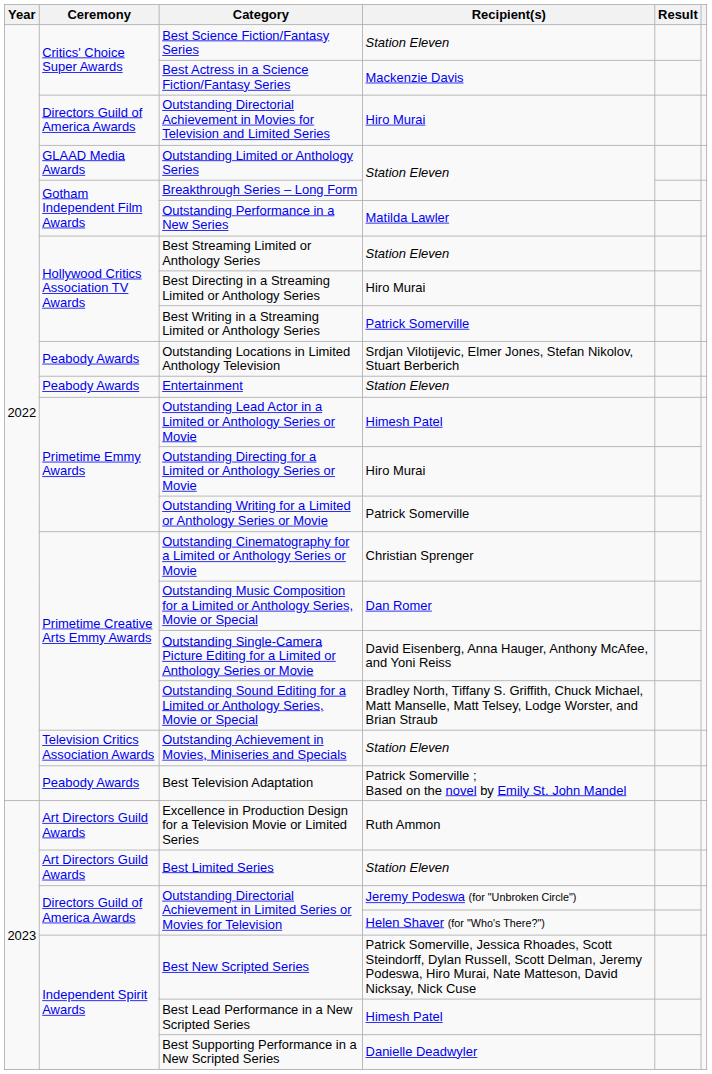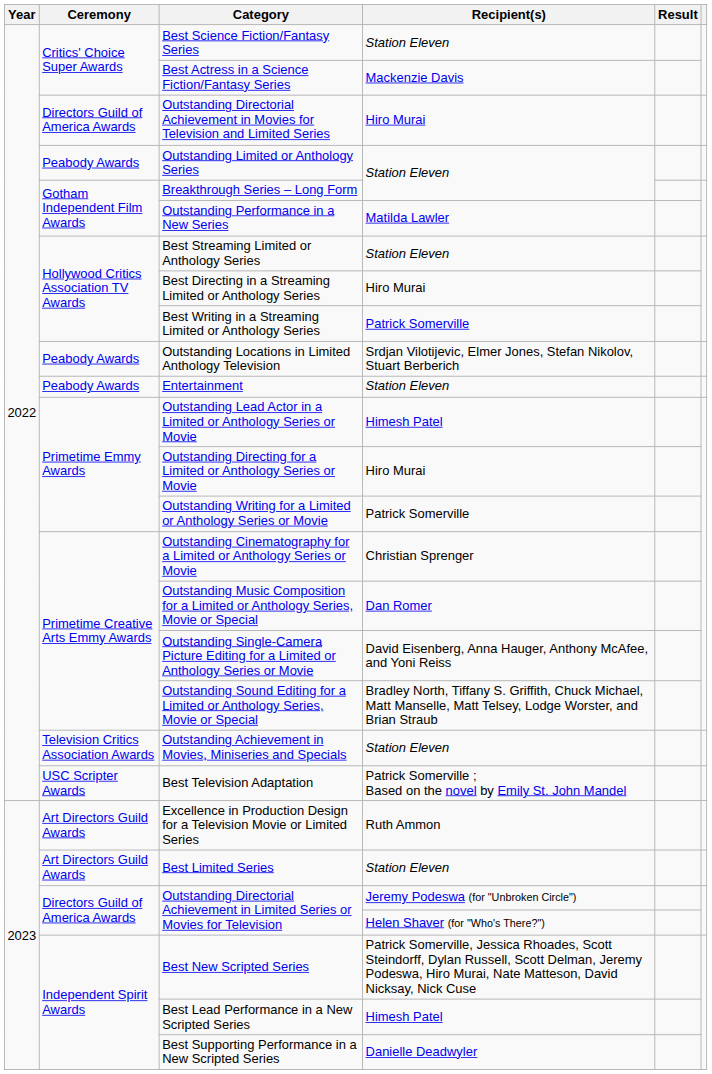(84, 162) GLAAD Media Awards -> (91, 162) Peabody Awards
(91, 783) Peabody Awards -> (80, 783) USC Scripter Awards
